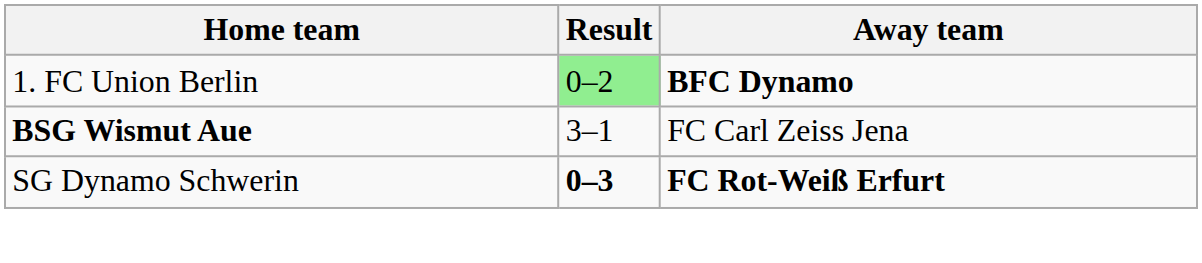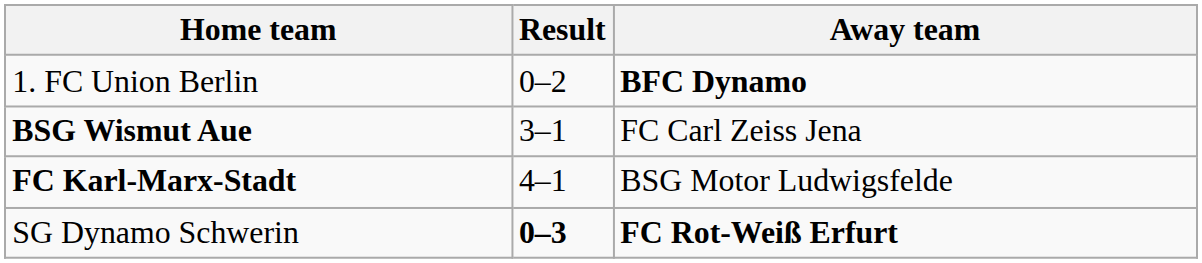(590, 80) lightgreen background -> (543, 80) no background
+ row: (154, 181)
